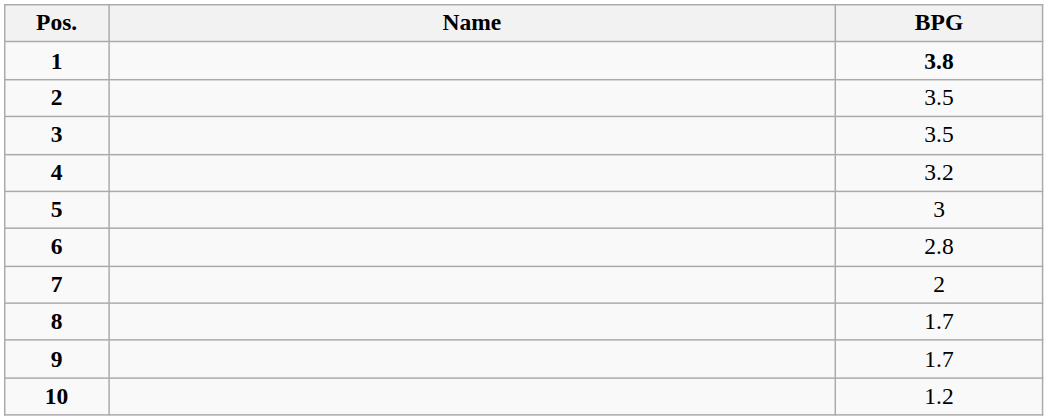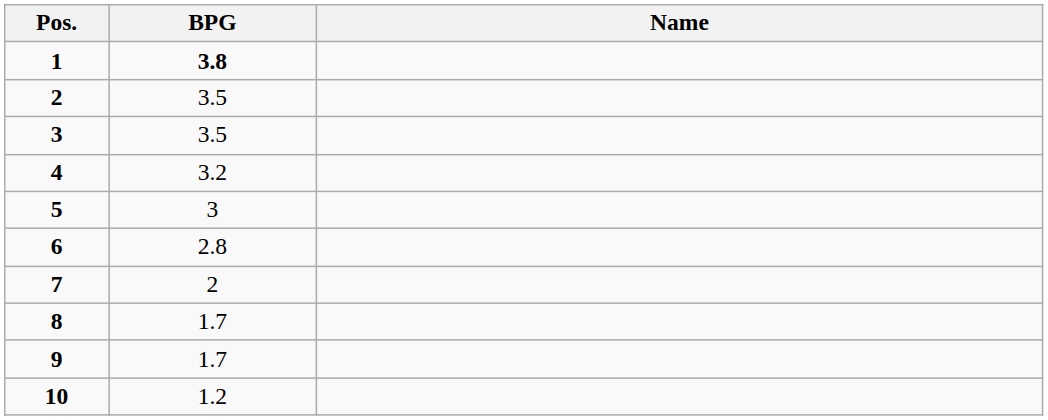columns swapped: (472, 23) <-> (939, 23)
